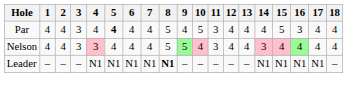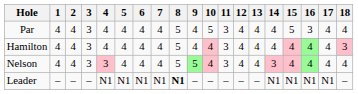(114, 30) bold -> (124, 30) normal
+ row: (27, 47)
